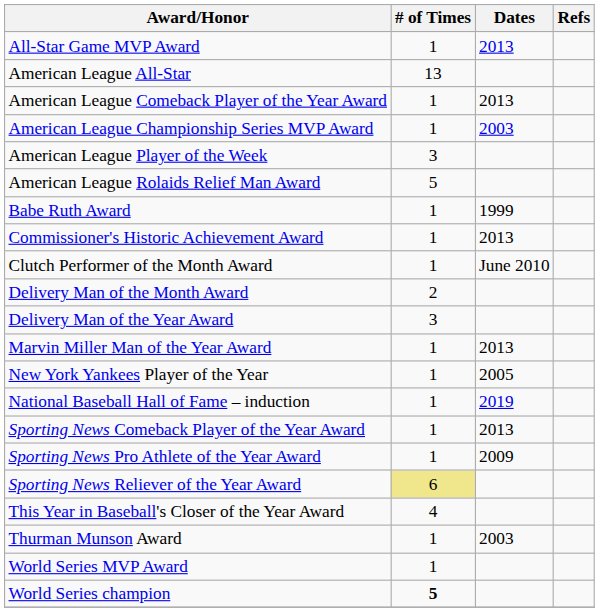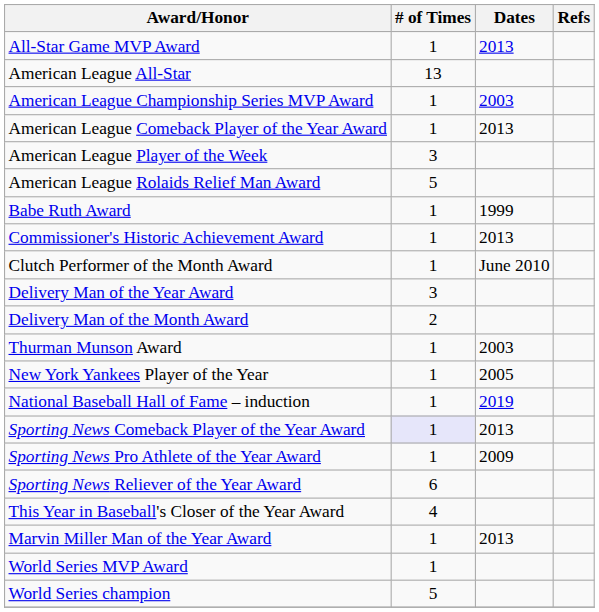rows swapped: (191, 127) <-> (198, 100)
rows swapped: (121, 319) <-> (128, 292)
rows swapped: (140, 347) <-> (95, 538)
(433, 429) no background -> (433, 429) lavender background
(433, 484) khaki background -> (433, 484) no background
(433, 593) bold -> (433, 593) normal
